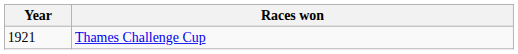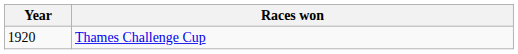(22, 37) 1921 -> (22, 37) 1920
